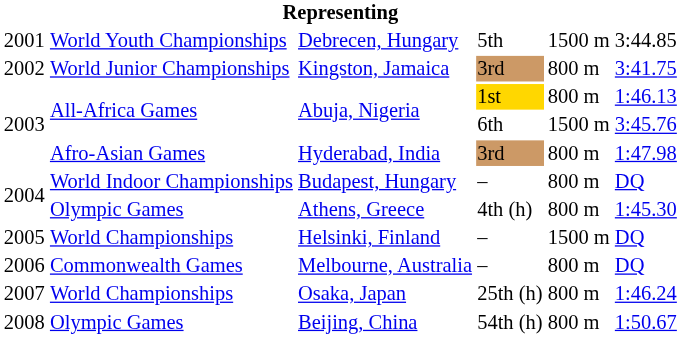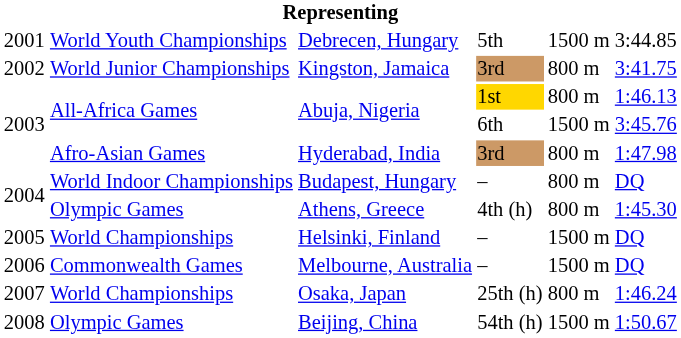(574, 265) 800 m -> (579, 265) 1500 m
(574, 321) 800 m -> (579, 321) 1500 m
